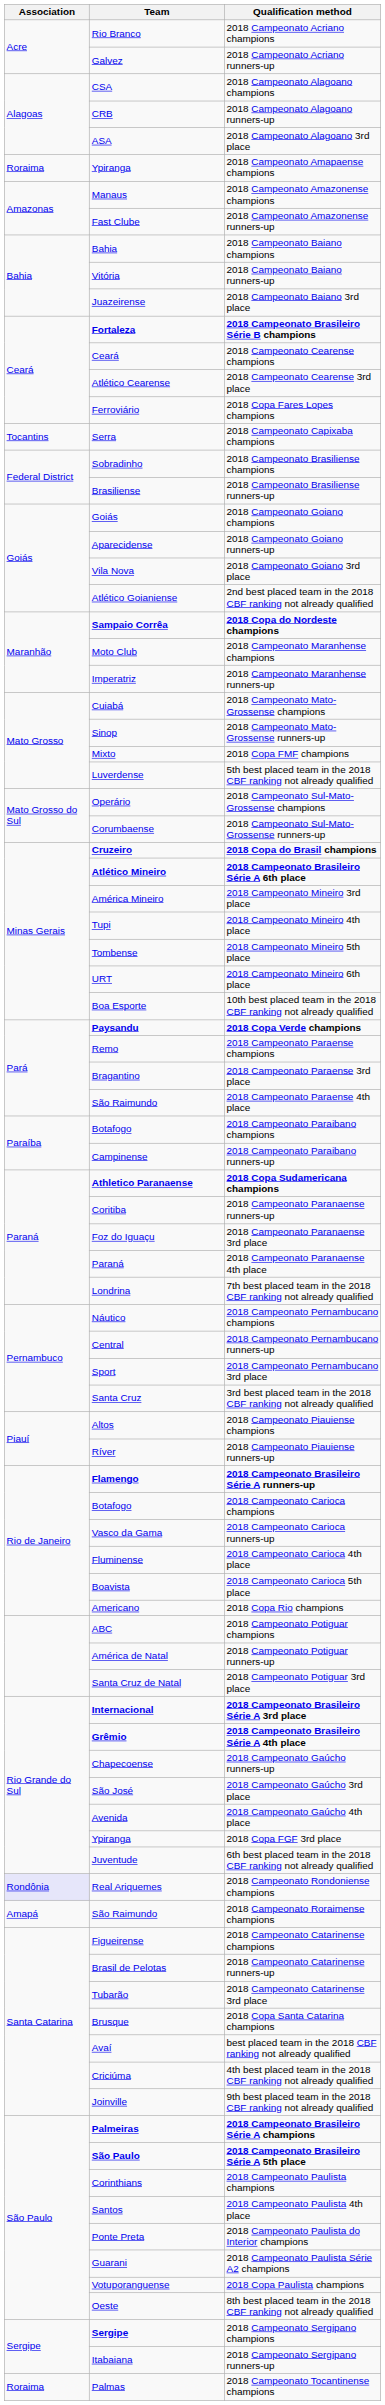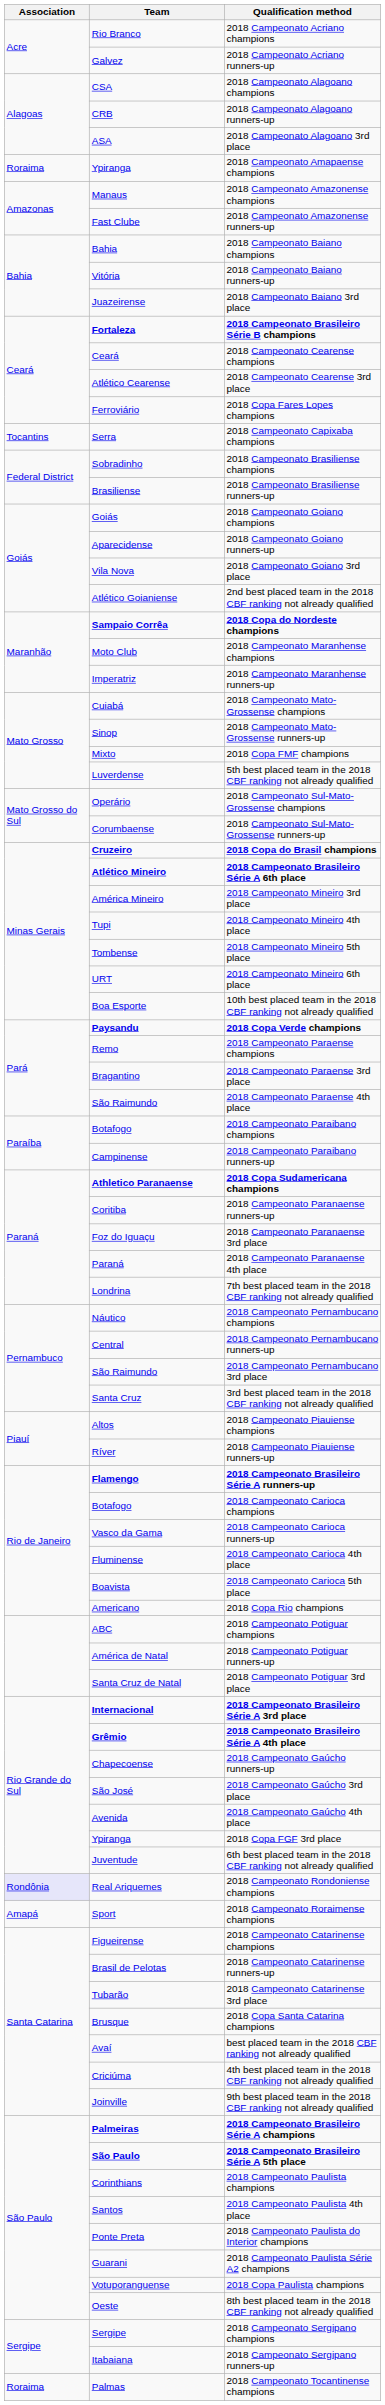(104, 1371) Sport -> (125, 1371) São Raimundo
(125, 1914) São Raimundo -> (104, 1914) Sport
(110, 2333) bold -> (109, 2333) normal
